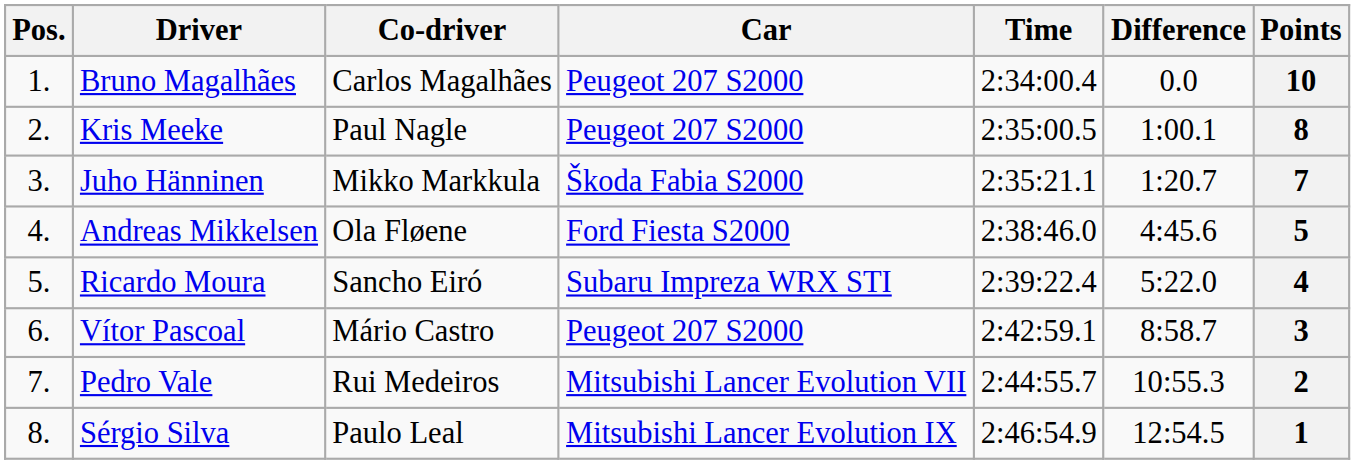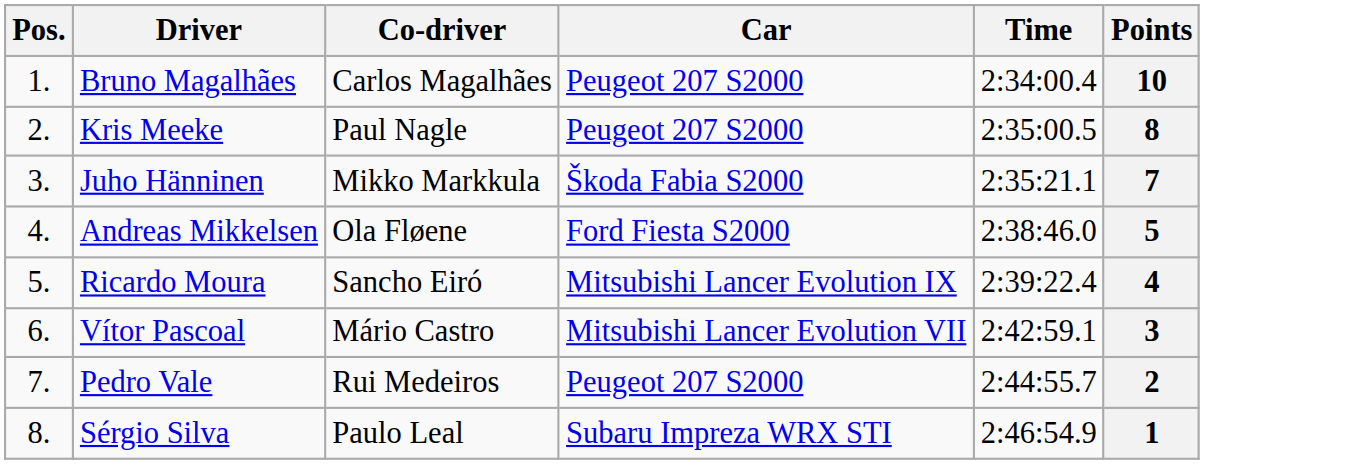- column: (1179, 30)
(729, 281) Subaru Impreza WRX STI -> (761, 281) Mitsubishi Lancer Evolution IX
(685, 332) Peugeot 207 S2000 -> (766, 332) Mitsubishi Lancer Evolution VII
(766, 382) Mitsubishi Lancer Evolution VII -> (685, 382) Peugeot 207 S2000
(761, 432) Mitsubishi Lancer Evolution IX -> (729, 432) Subaru Impreza WRX STI
